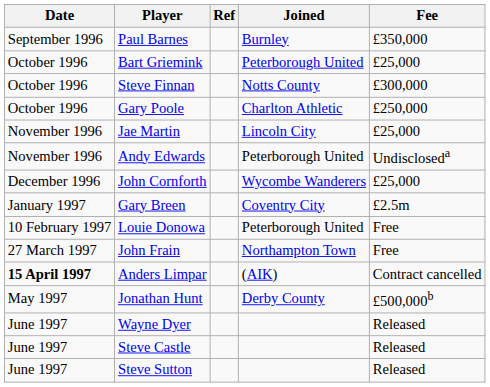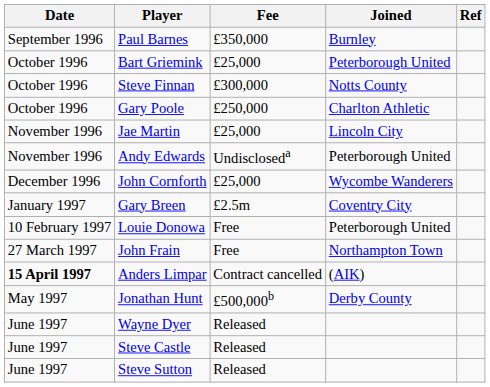columns swapped: (427, 16) <-> (224, 16)
